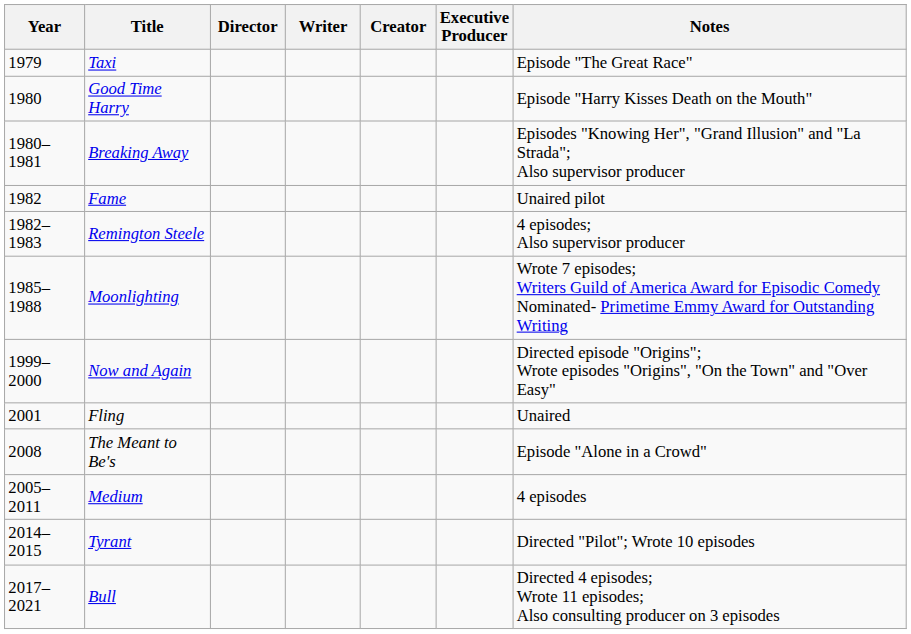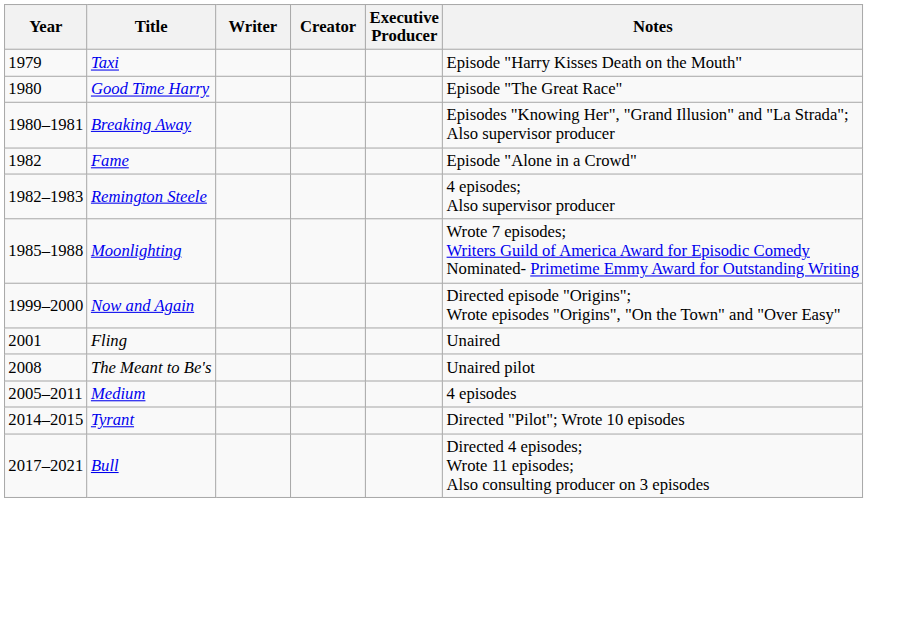- column: (248, 27)
(605, 62) Episode "The Great Race" -> (594, 62) Episode "Harry Kisses Death on the Mouth"
(664, 98) Episode "Harry Kisses Death on the Mouth" -> (534, 89) Episode "The Great Race"
(561, 198) Unaired pilot -> (542, 160) Episode "Alone in a Crowd"
(612, 451) Episode "Alone in a Crowd" -> (491, 367) Unaired pilot
